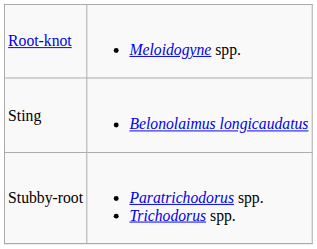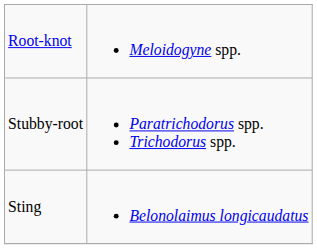rows swapped: (25, 115) <-> (46, 197)
